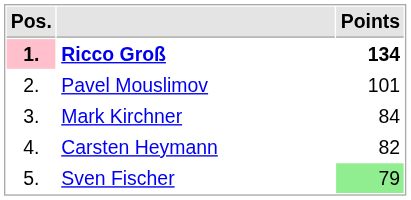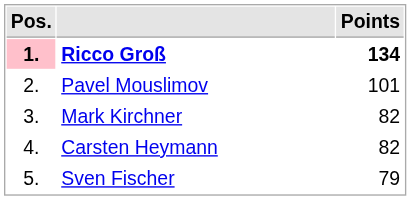(389, 116) 84 -> (389, 116) 82
(389, 178) lightgreen background -> (389, 178) no background
